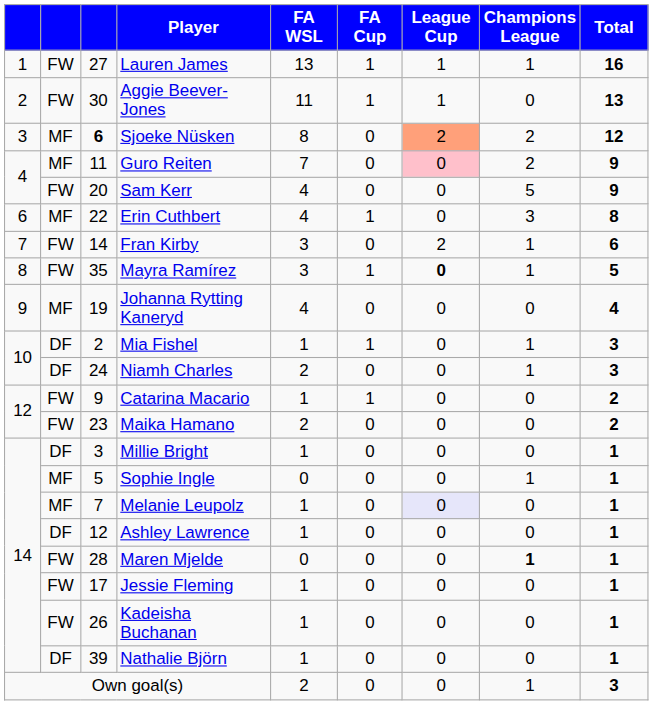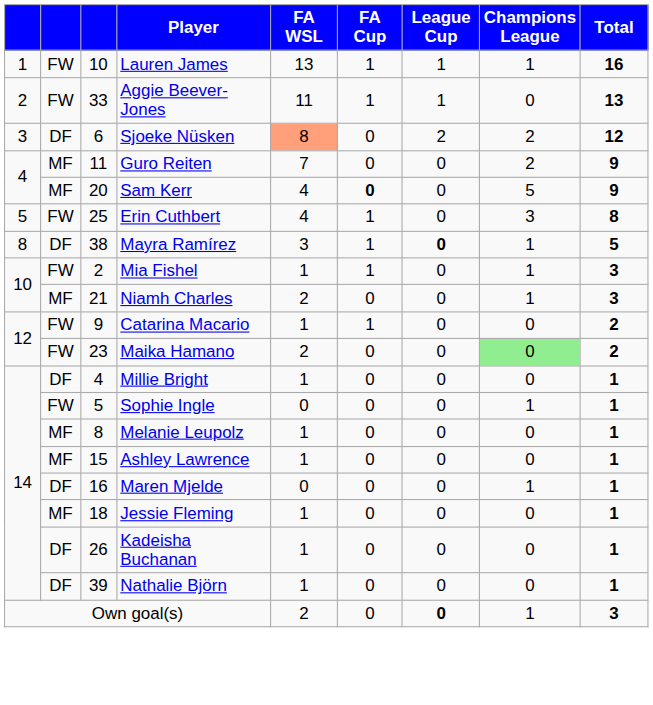(98, 63) 27 -> (98, 63) 10
(98, 100) 30 -> (98, 100) 33
(60, 136) MF -> (60, 136) DF
(98, 136) bold -> (98, 136) normal
(304, 136) no background -> (304, 136) lightsalmon background
(441, 136) lightsalmon background -> (441, 136) no background
(441, 163) pink background -> (441, 163) no background
(60, 190) FW -> (60, 190) MF
(370, 190) normal -> (370, 190) bold
(23, 217) 6 -> (23, 217) 5
(60, 217) MF -> (60, 217) FW
(98, 217) 22 -> (98, 217) 25
- row: (159, 244)
(60, 271) FW -> (60, 244) DF
(98, 271) 35 -> (98, 244) 38
- row: (182, 307)
(60, 344) DF -> (60, 271) FW
(60, 371) DF -> (60, 298) MF
(98, 371) 24 -> (98, 298) 21
(530, 424) no background -> (530, 351) lightgreen background
(98, 451) 3 -> (98, 378) 4
(60, 478) MF -> (60, 405) FW
(98, 505) 7 -> (98, 432) 8
(441, 505) lavender background -> (441, 432) no background
(60, 532) DF -> (60, 459) MF
(98, 532) 12 -> (98, 459) 15
(60, 559) FW -> (60, 486) DF
(98, 559) 28 -> (98, 486) 16
(530, 559) bold -> (530, 486) normal
(60, 586) FW -> (60, 513) MF
(98, 586) 17 -> (98, 513) 18
(60, 622) FW -> (60, 549) DF
(441, 686) normal -> (441, 613) bold
